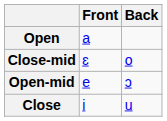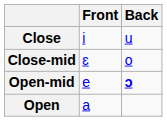rows swapped: (42, 104) <-> (42, 37)
(128, 82) normal -> (129, 82) bold
